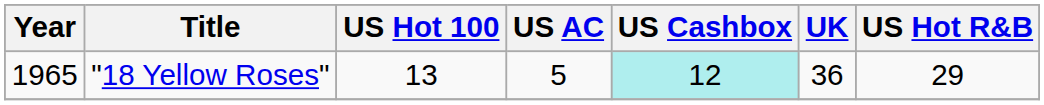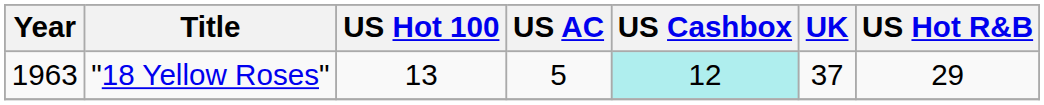(45, 74) 1965 -> (45, 74) 1963
(827, 74) 36 -> (827, 74) 37
